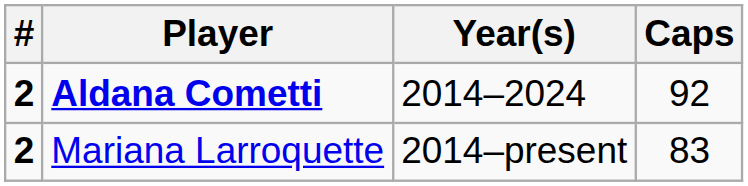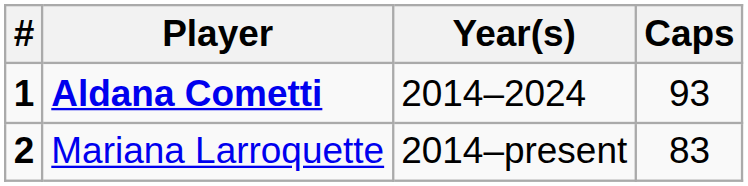(24, 92) 2 -> (24, 92) 1
(689, 92) 92 -> (689, 92) 93
